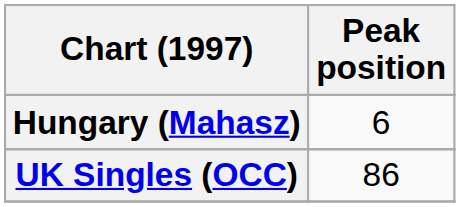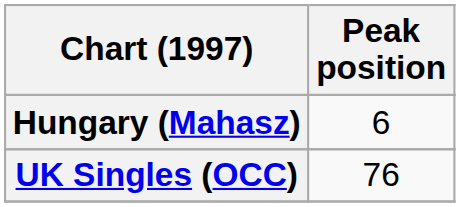(381, 174) 86 -> (381, 174) 76
